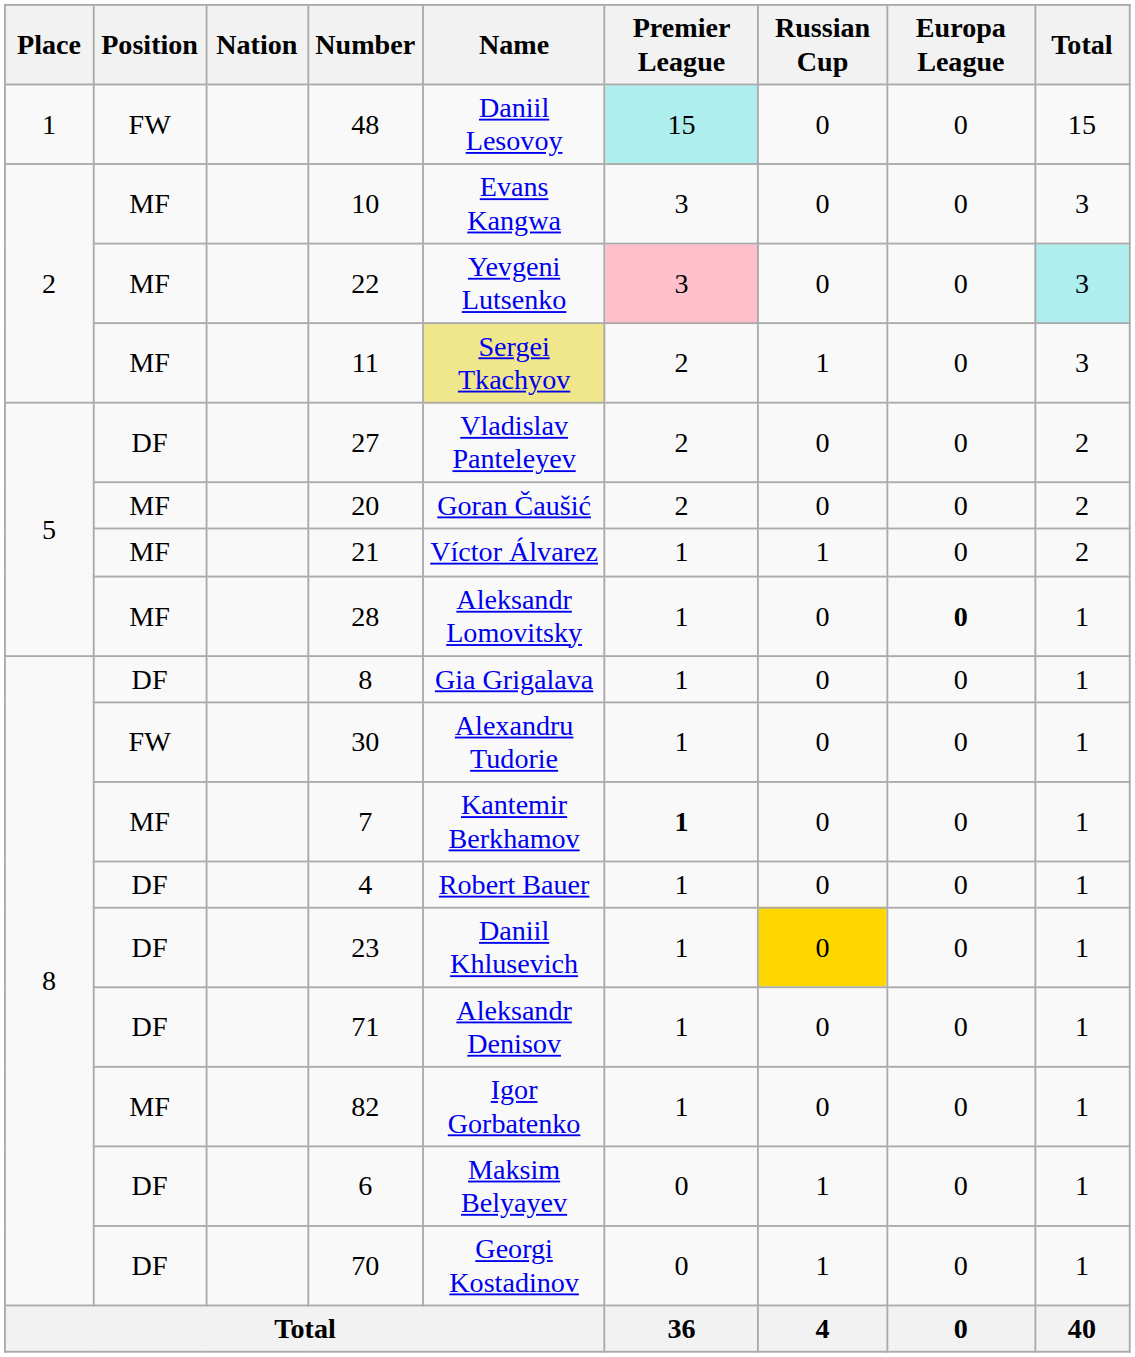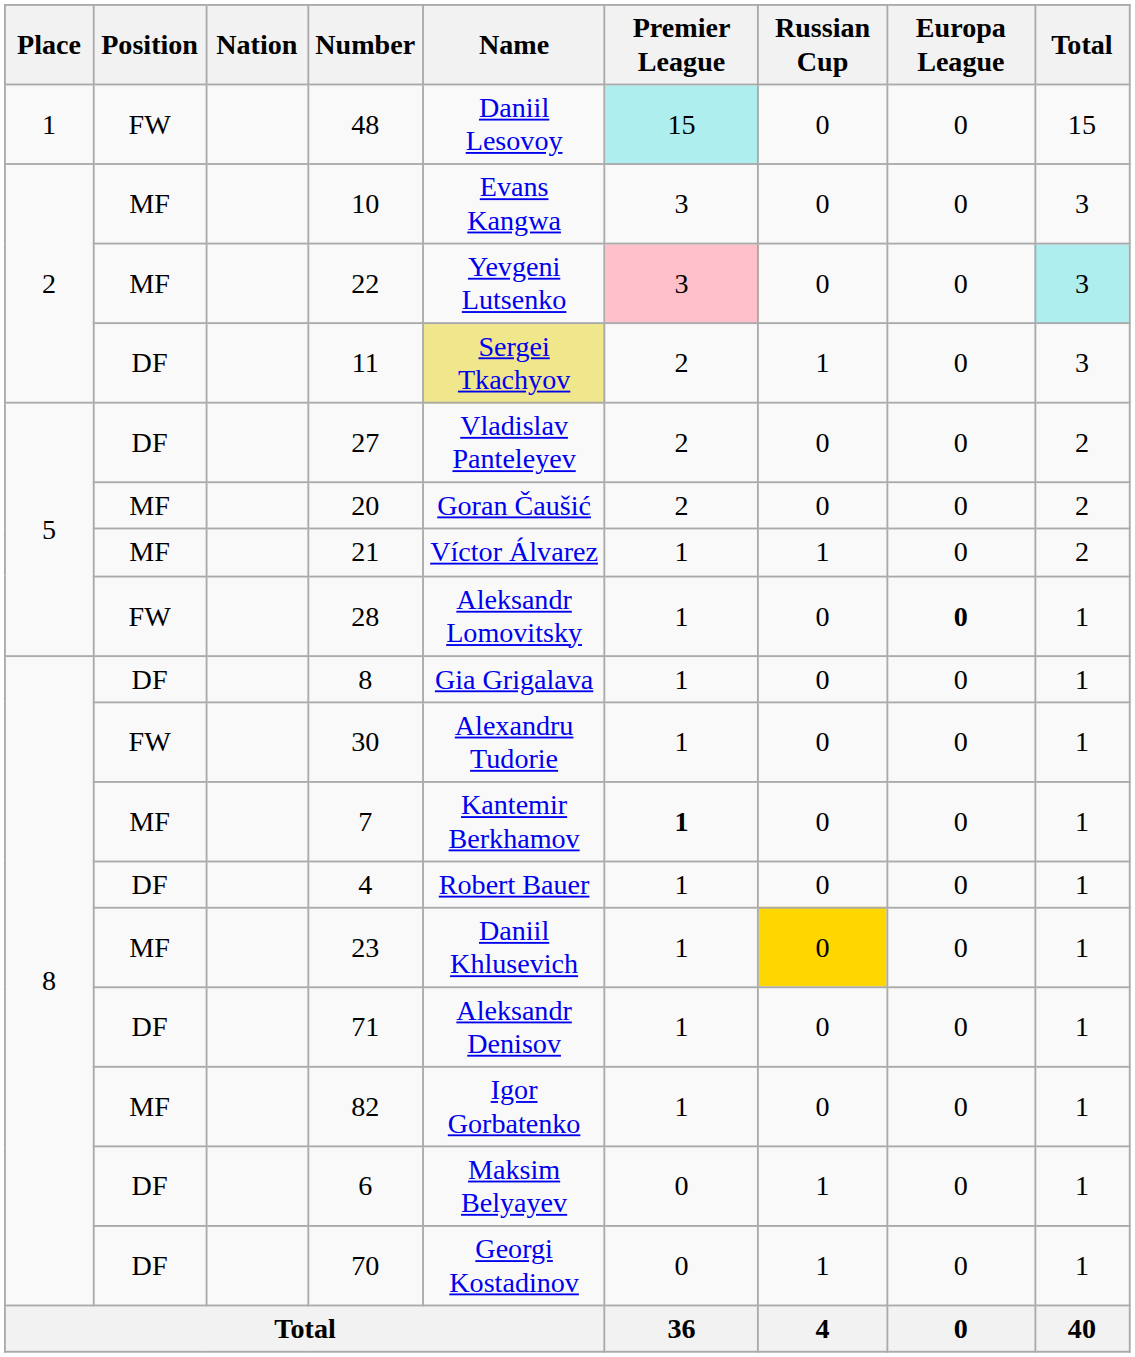(150, 363) MF -> (150, 363) DF
(150, 615) MF -> (150, 615) FW
(150, 946) DF -> (150, 946) MF
